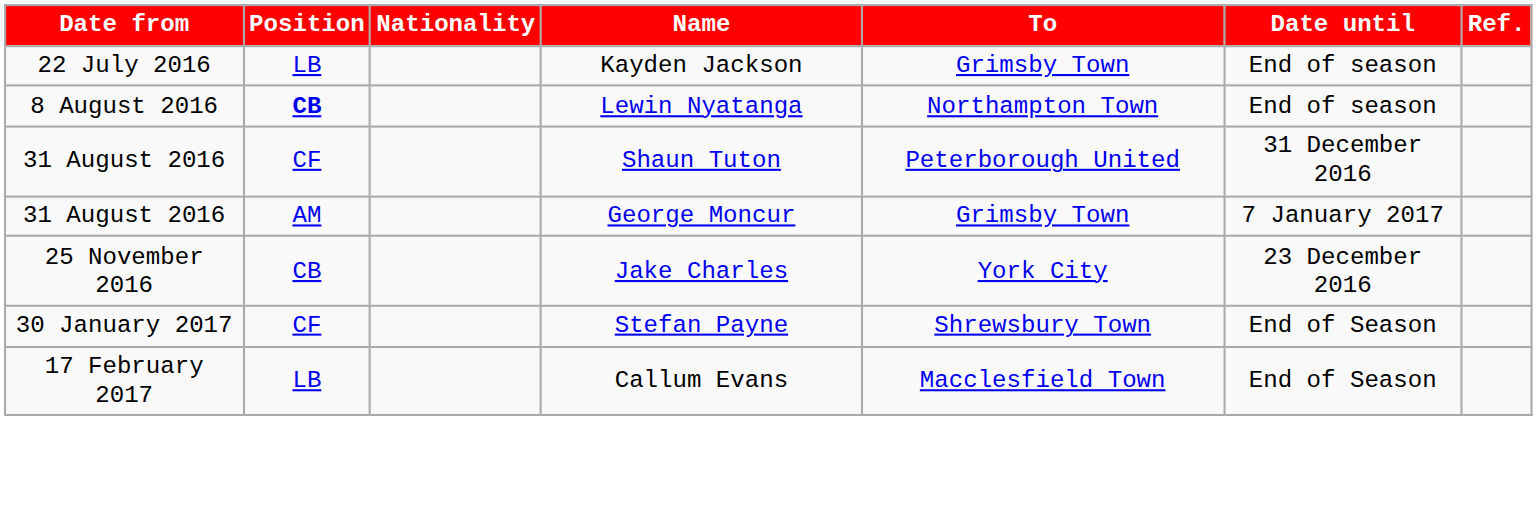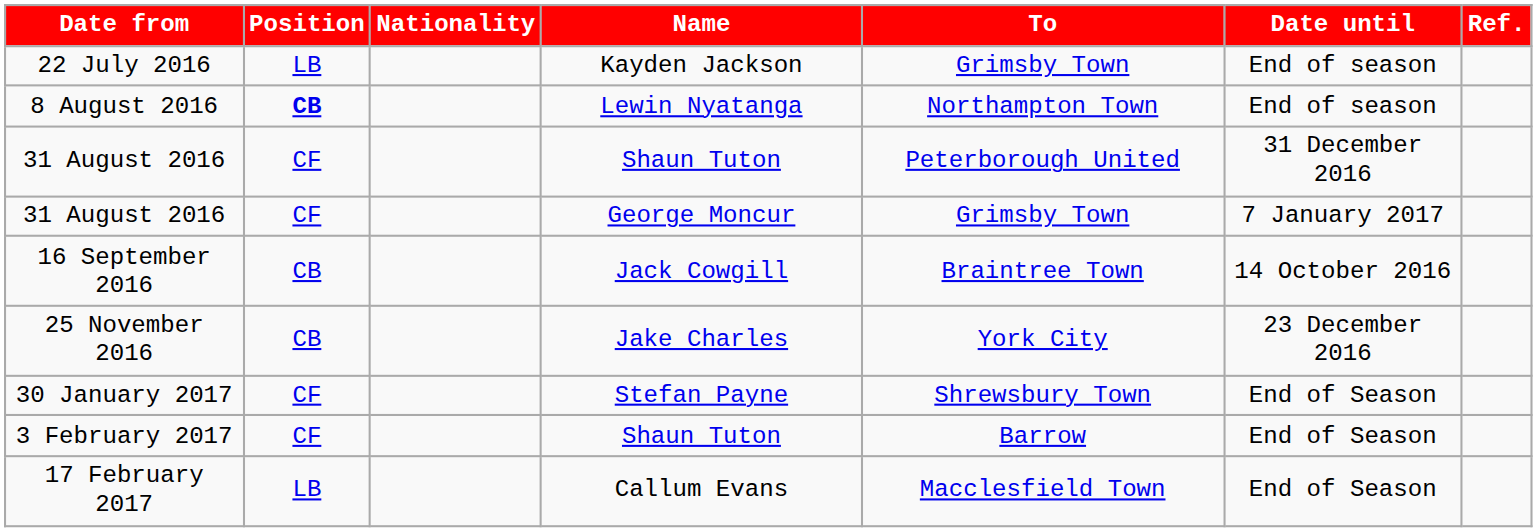(307, 216) AM -> (307, 216) CF
+ row: (124, 271)
+ row: (124, 435)
